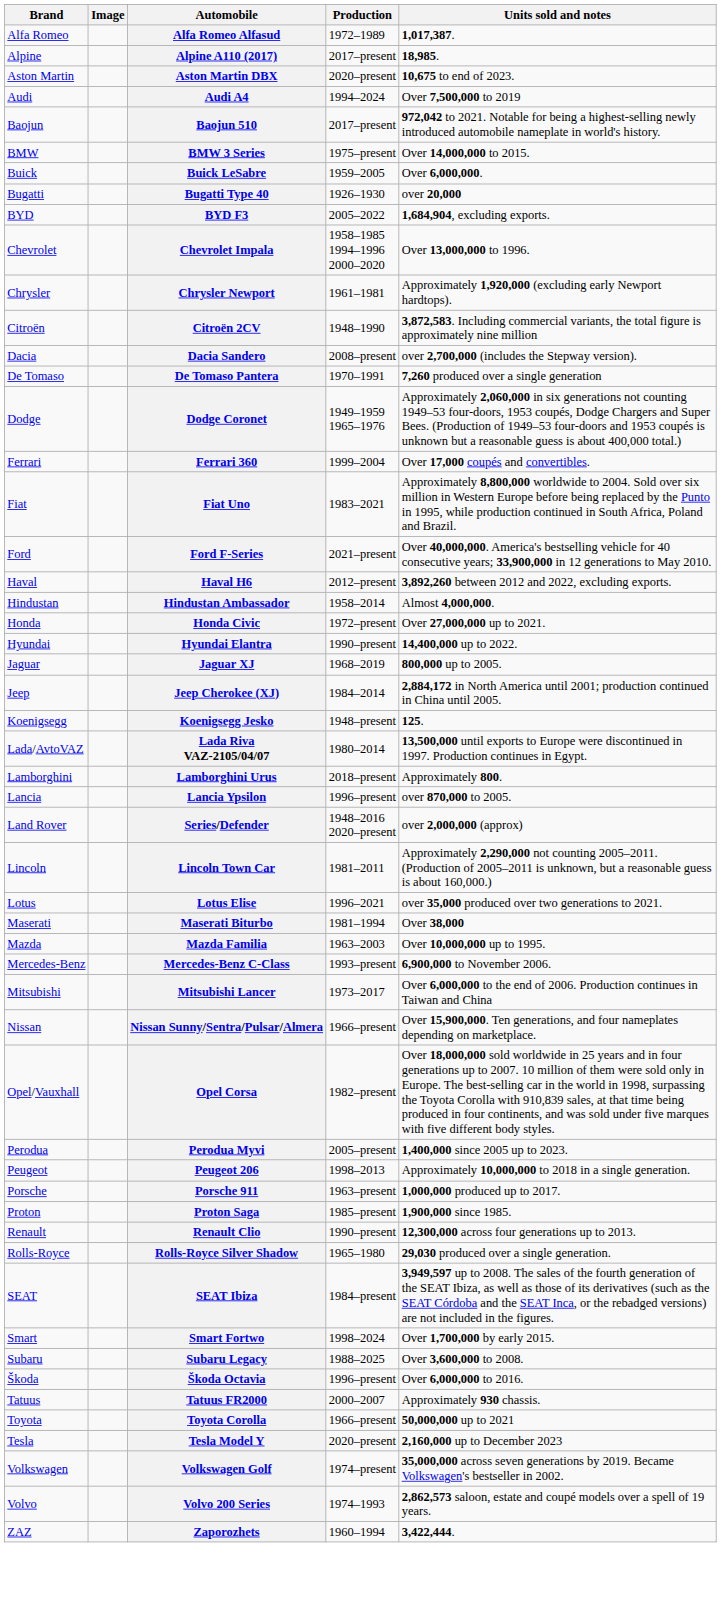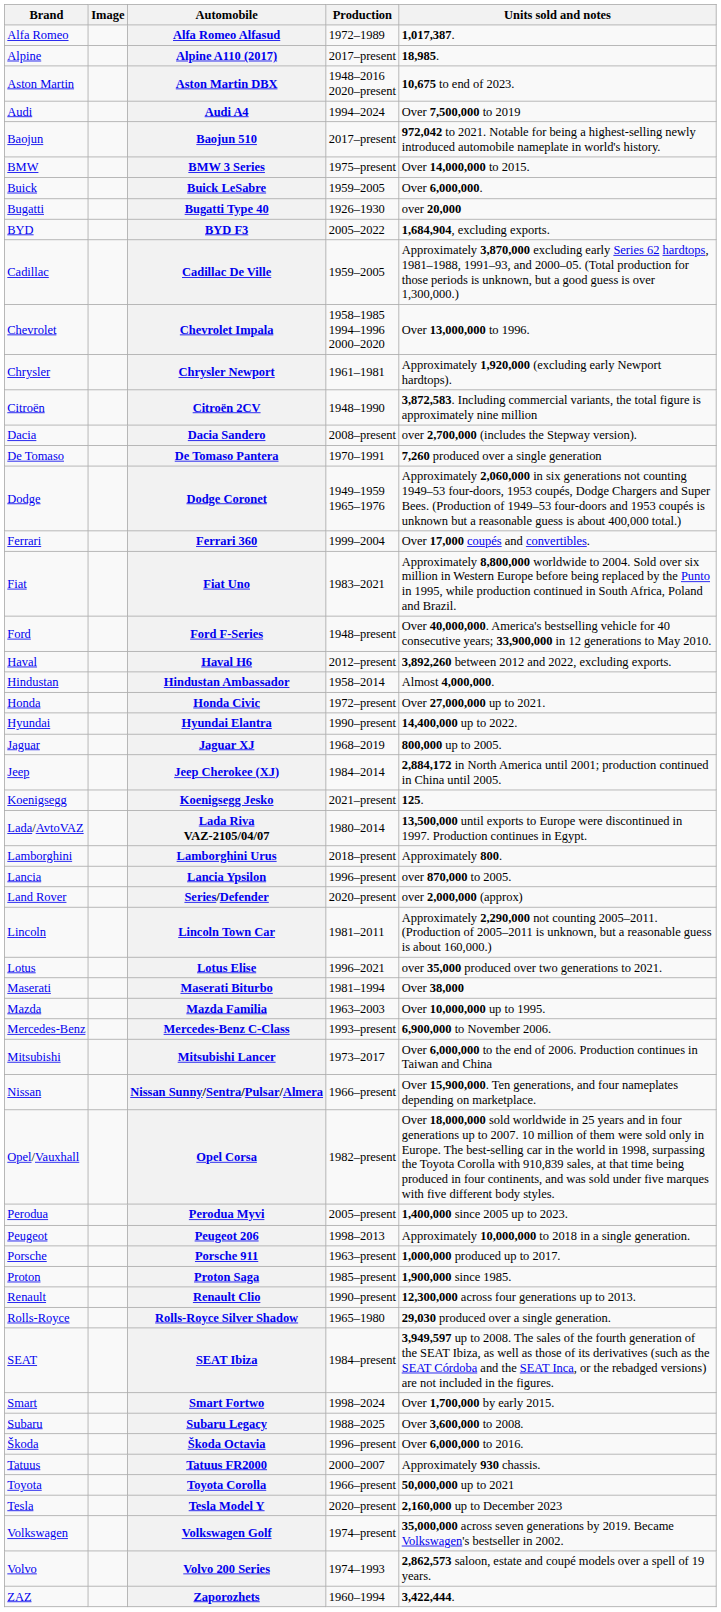(362, 76) 2020–present -> (362, 83) 1948–2016 2020–present
+ row: (227, 272)
(362, 554) 2021–present -> (362, 634) 1948–present
(362, 720) 1948–present -> (362, 800) 2021–present
(362, 824) 1948–2016 2020–present -> (362, 897) 2020–present
